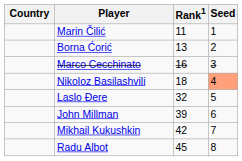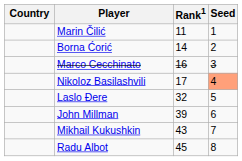(181, 48) 13 -> (181, 48) 14
(181, 81) 18 -> (181, 81) 17
(181, 131) 42 -> (181, 131) 43
